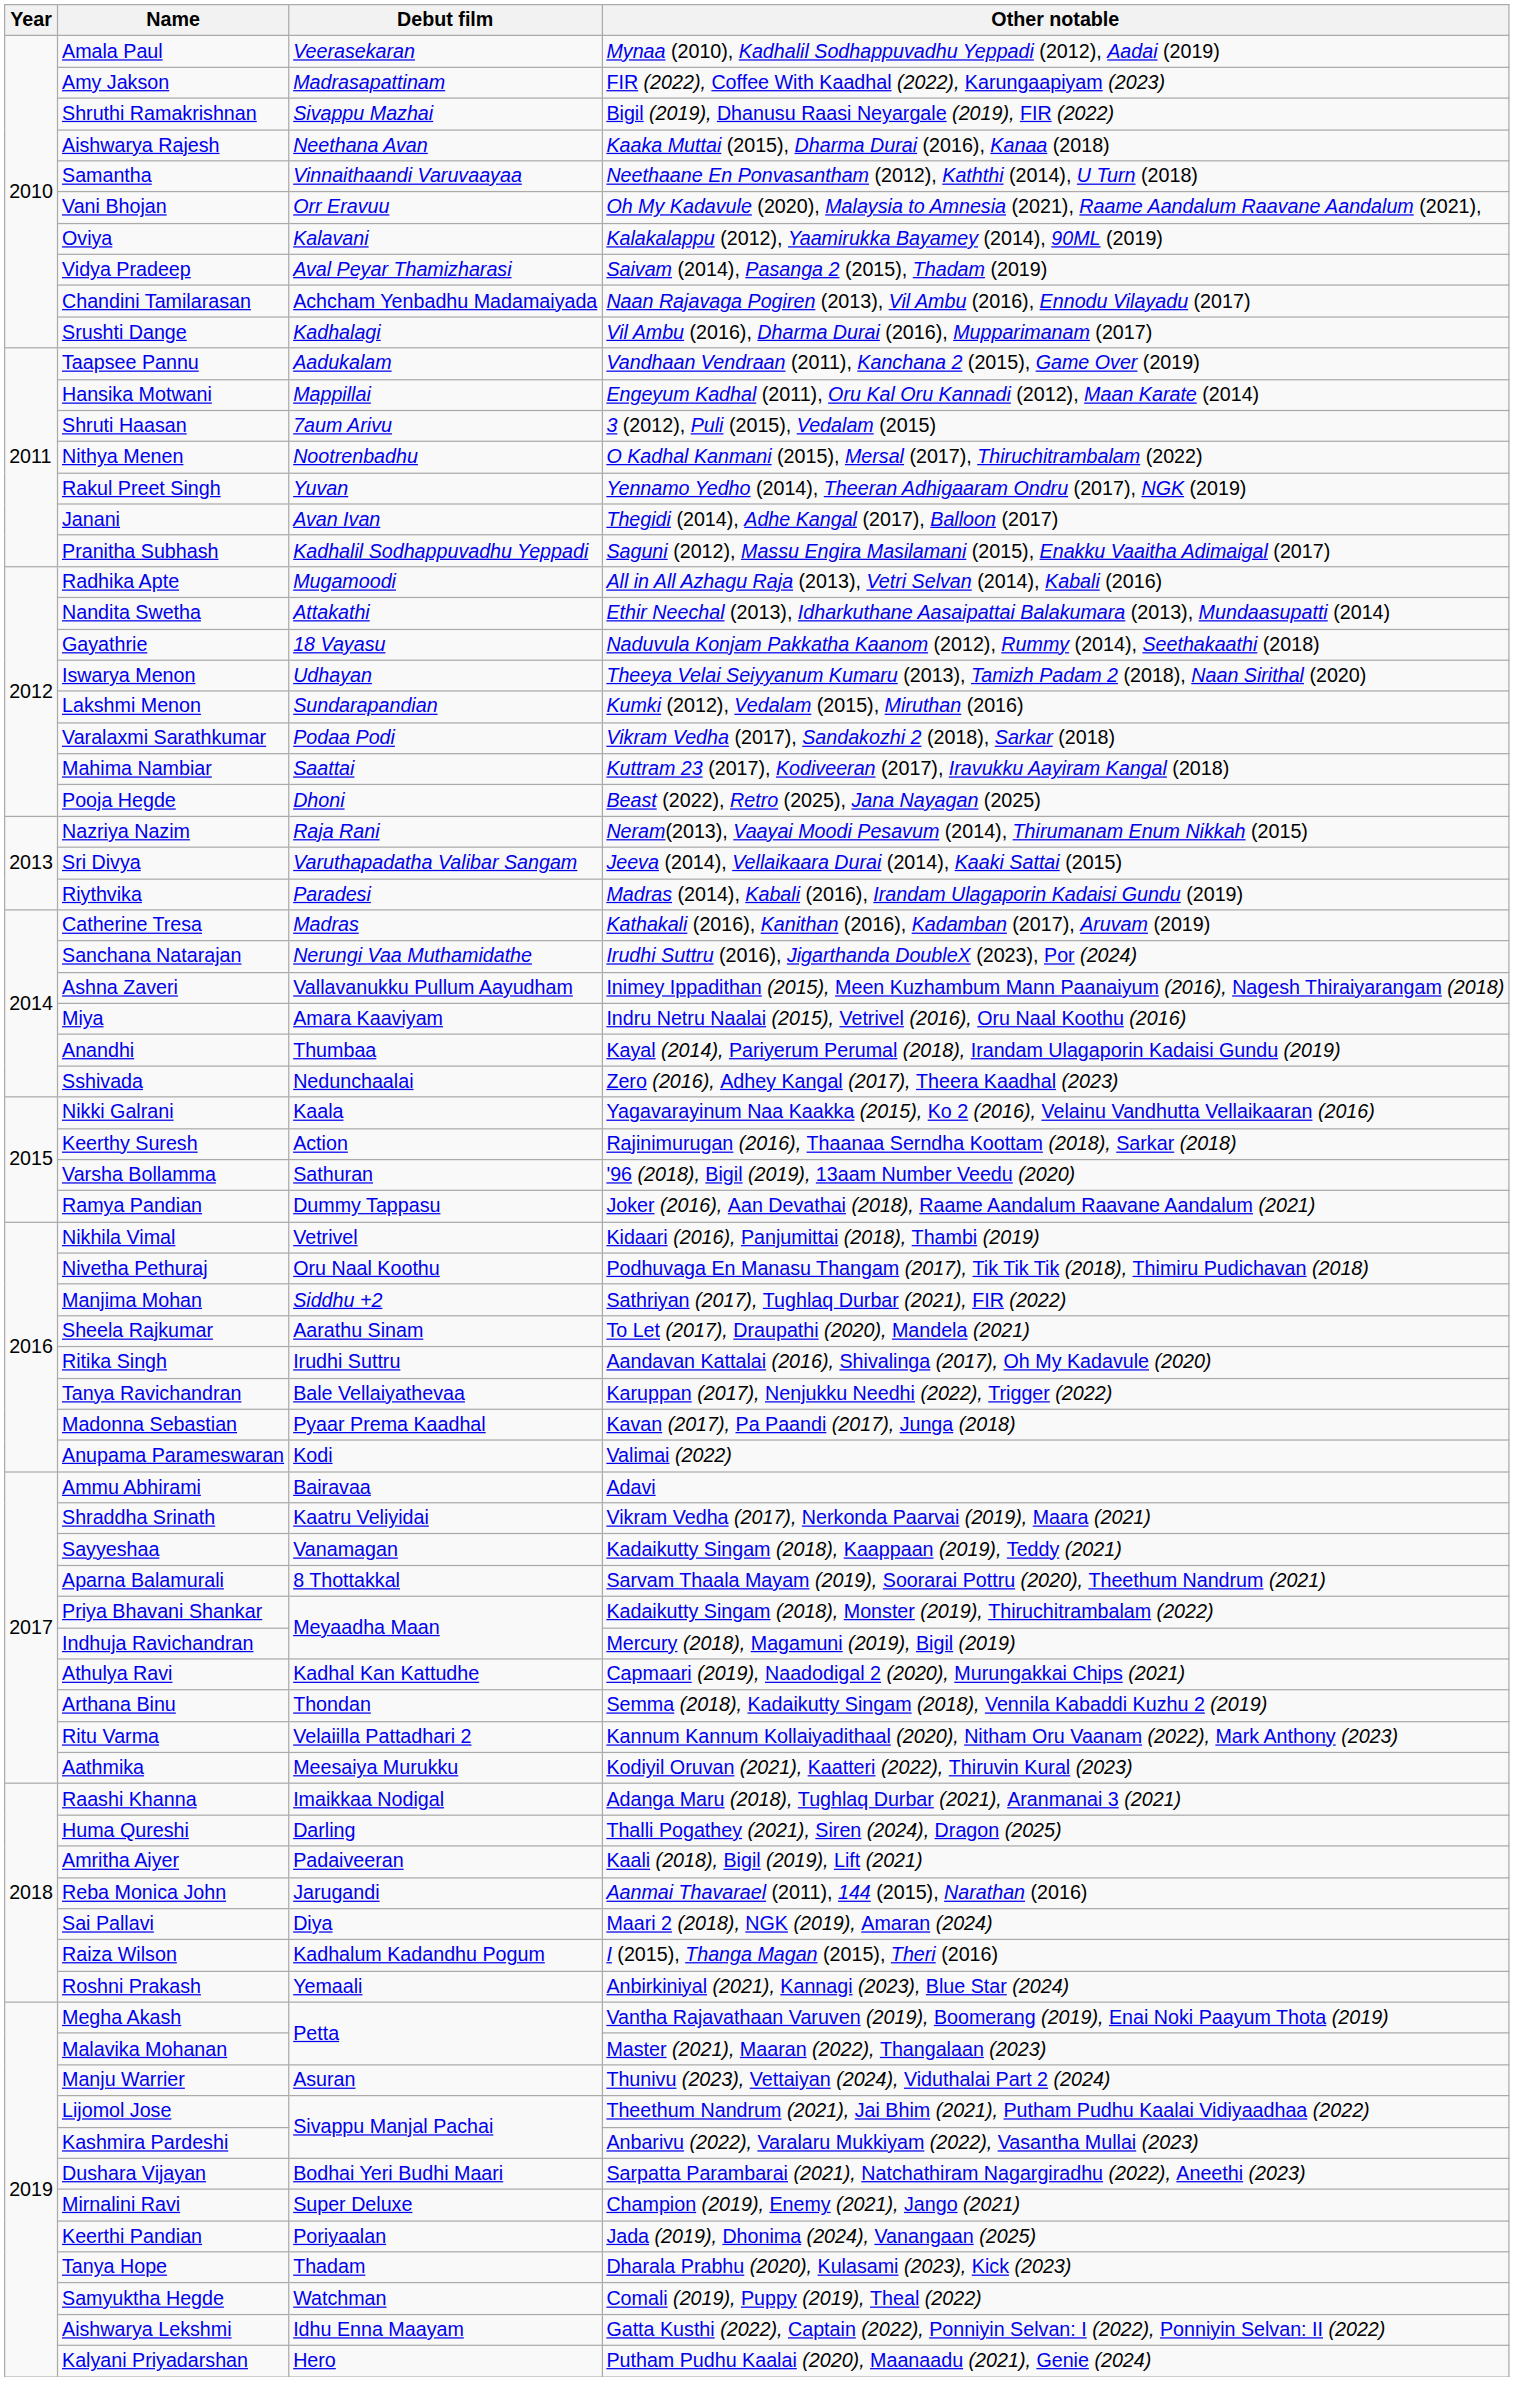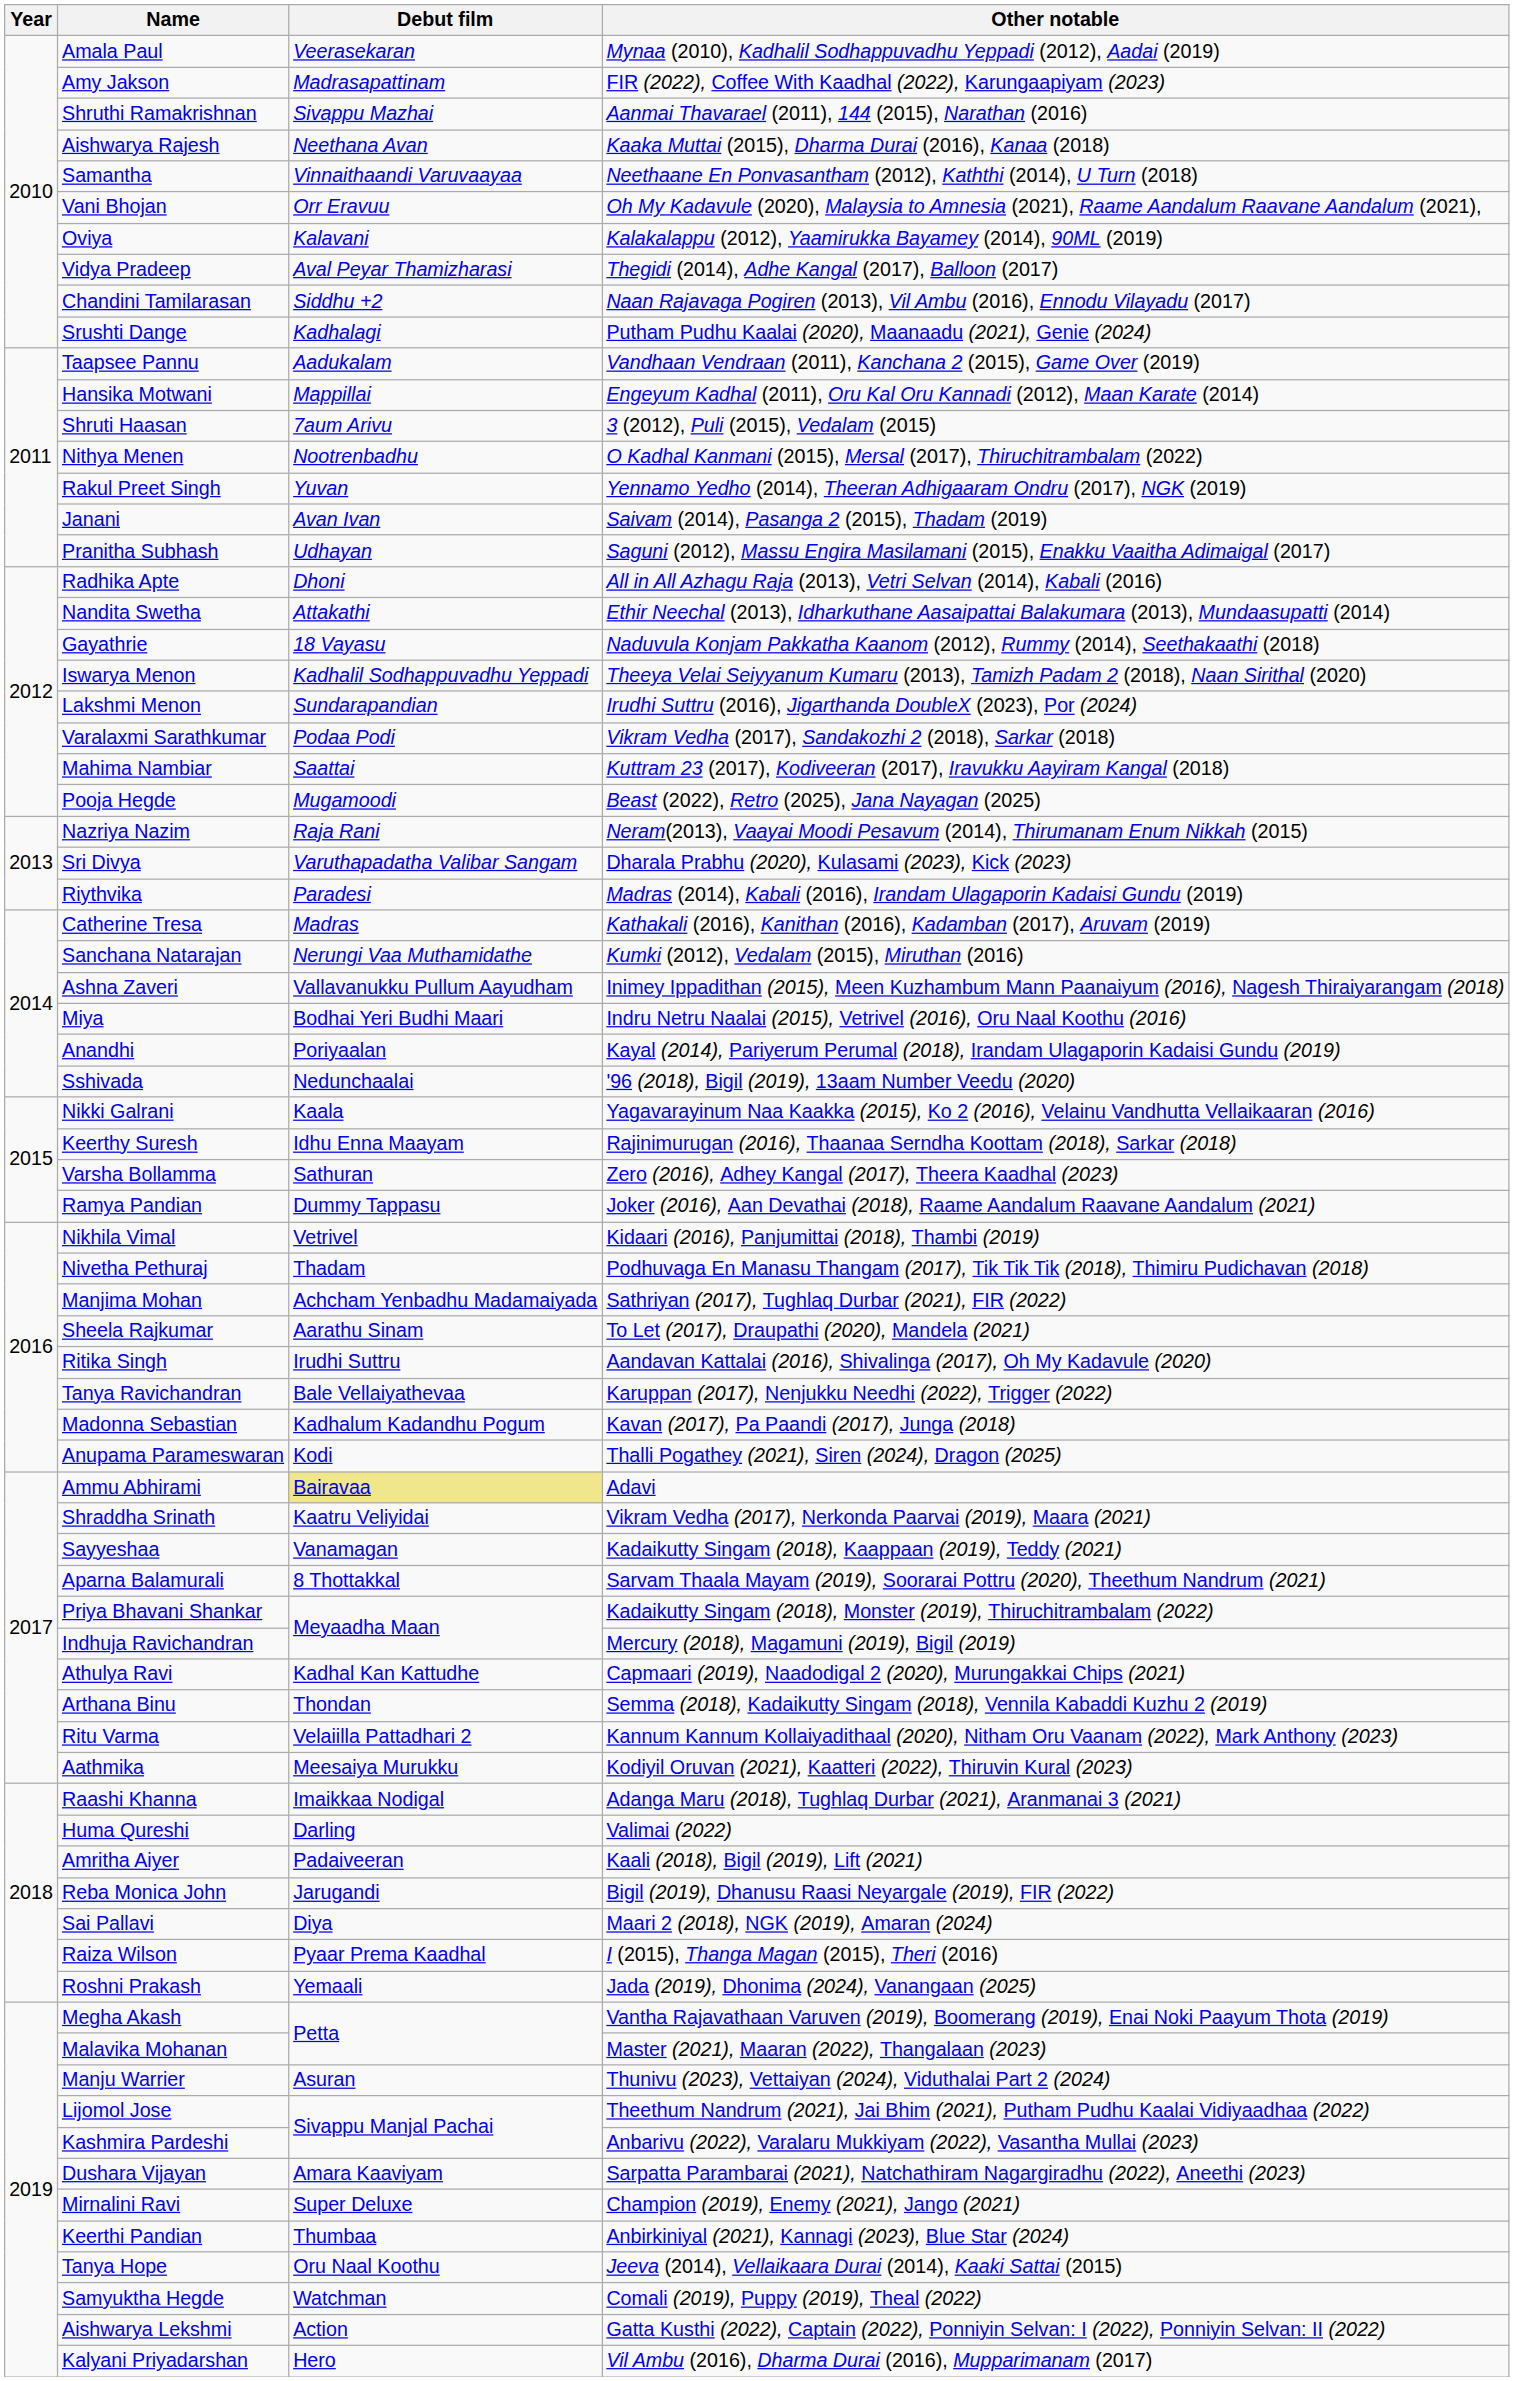(860, 113) Bigil (2019), Dhanusu Raasi Neyargale (2019), FIR (2022) -> (847, 113) Aanmai Thavarael (2011), 144 (2015), Narathan (2016)
(827, 269) Saivam (2014), Pasanga 2 (2015), Thadam (2019) -> (832, 269) Thegidi (2014), Adhe Kangal (2017), Balloon (2017)
(445, 301) Achcham Yenbadhu Madamaiyada -> (338, 301) Siddhu +2
(879, 332) Vil Ambu (2016), Dharma Durai (2016), Mupparimanam (2017) -> (879, 332) Putham Pudhu Kaalai (2020), Maanaadu (2021), Genie (2024)
(832, 519) Thegidi (2014), Adhe Kangal (2017), Balloon (2017) -> (827, 519) Saivam (2014), Pasanga 2 (2015), Thadam (2019)
(441, 550) Kadhalil Sodhappuvadhu Yeppadi -> (333, 550) Udhayan
(345, 581) Mugamoodi -> (319, 581) Dhoni
(333, 675) Udhayan -> (441, 675) Kadhalil Sodhappuvadhu Yeppadi
(815, 706) Kumki (2012), Vedalam (2015), Miruthan (2016) -> (872, 706) Irudhi Suttru (2016), Jigarthanda DoubleX (2023), Por (2024)
(319, 800) Dhoni -> (345, 800) Mugamoodi
(864, 862) Jeeva (2014), Vellaikaara Durai (2014), Kaaki Sattai (2015) -> (839, 862) Dharala Prabhu (2020), Kulasami (2023), Kick (2023)
(872, 956) Irudhi Suttru (2016), Jigarthanda DoubleX (2023), Por (2024) -> (815, 956) Kumki (2012), Vedalam (2015), Miruthan (2016)
(368, 1018) Amara Kaaviyam -> (398, 1018) Bodhai Yeri Budhi Maari
(335, 1050) Thumbaa -> (340, 1050) Poriyaalan
(862, 1081) Zero (2016), Adhey Kangal (2017), Theera Kaadhal (2023) -> (841, 1081) '96 (2018), Bigil (2019), 13aam Number Veedu (2020)
(320, 1143) Action -> (378, 1143) Idhu Enna Maayam
(841, 1174) '96 (2018), Bigil (2019), 13aam Number Veedu (2020) -> (862, 1174) Zero (2016), Adhey Kangal (2017), Theera Kaadhal (2023)
(366, 1268) Oru Naal Koothu -> (329, 1268) Thadam
(338, 1299) Siddhu +2 -> (445, 1299) Achcham Yenbadhu Madamaiyada
(389, 1424) Pyaar Prema Kaadhal -> (419, 1424) Kadhalum Kadandhu Pogum
(669, 1455) Valimai (2022) -> (834, 1455) Thalli Pogathey (2021), Siren (2024), Dragon (2025)
(332, 1487) no background -> (332, 1487) khaki background
(834, 1830) Thalli Pogathey (2021), Siren (2024), Dragon (2025) -> (669, 1830) Valimai (2022)
(847, 1892) Aanmai Thavarael (2011), 144 (2015), Narathan (2016) -> (860, 1892) Bigil (2019), Dhanusu Raasi Neyargale (2019), FIR (2022)
(419, 1955) Kadhalum Kadandhu Pogum -> (389, 1955) Pyaar Prema Kaadhal
(838, 1986) Anbirkiniyal (2021), Kannagi (2023), Blue Star (2024) -> (821, 1986) Jada (2019), Dhonima (2024), Vanangaan (2025)
(398, 2173) Bodhai Yeri Budhi Maari -> (368, 2173) Amara Kaaviyam
(340, 2236) Poriyaalan -> (335, 2236) Thumbaa
(821, 2236) Jada (2019), Dhonima (2024), Vanangaan (2025) -> (838, 2236) Anbirkiniyal (2021), Kannagi (2023), Blue Star (2024)
(329, 2267) Thadam -> (366, 2267) Oru Naal Koothu
(839, 2267) Dharala Prabhu (2020), Kulasami (2023), Kick (2023) -> (864, 2267) Jeeva (2014), Vellaikaara Durai (2014), Kaaki Sattai (2015)
(378, 2329) Idhu Enna Maayam -> (320, 2329) Action
(879, 2360) Putham Pudhu Kaalai (2020), Maanaadu (2021), Genie (2024) -> (879, 2360) Vil Ambu (2016), Dharma Durai (2016), Mupparimanam (2017)
